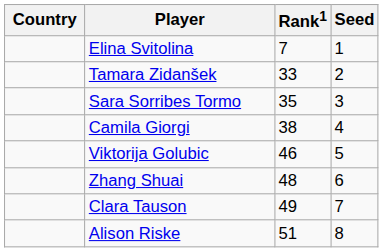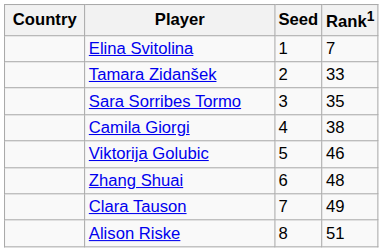columns swapped: (303, 19) <-> (354, 19)
